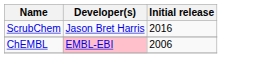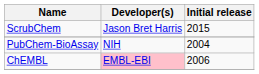(161, 28) 2016 -> (198, 28) 2015
+ row: (52, 45)
